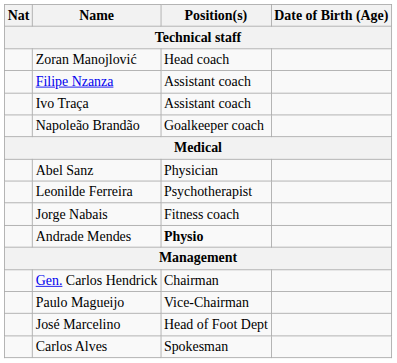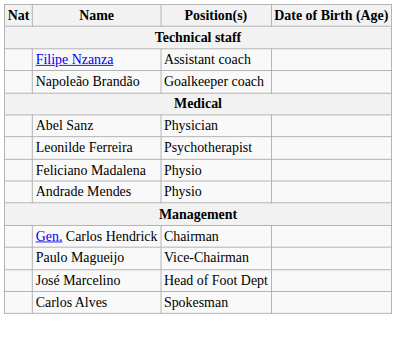- row: (86, 59)
- row: (62, 103)
- row: (72, 214)
+ row: (91, 170)
(184, 236) bold -> (183, 192) normal
